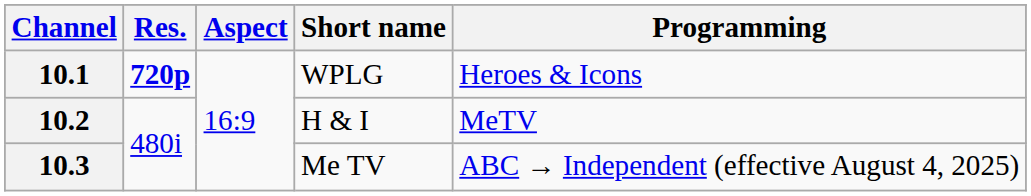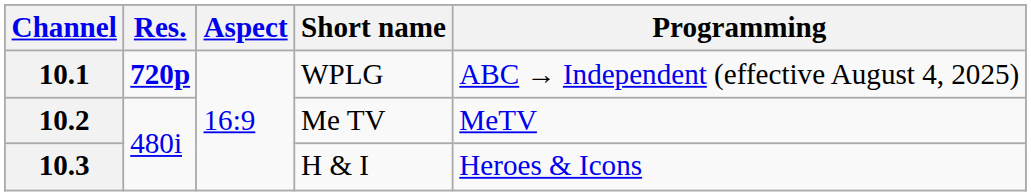(551, 73) Heroes & Icons -> (739, 73) ABC → Independent (effective August 4, 2025)
(335, 119) H & I -> (343, 119) Me TV
(343, 166) Me TV -> (335, 166) H & I
(739, 166) ABC → Independent (effective August 4, 2025) -> (551, 166) Heroes & Icons
